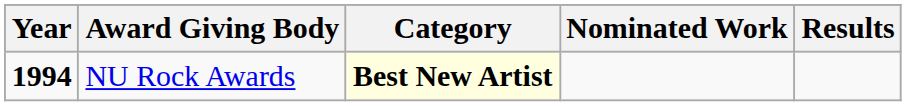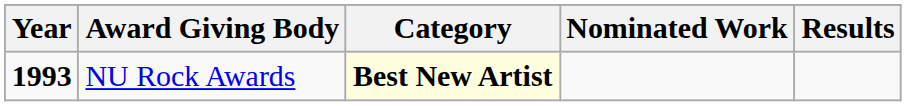(42, 75) 1994 -> (42, 75) 1993
